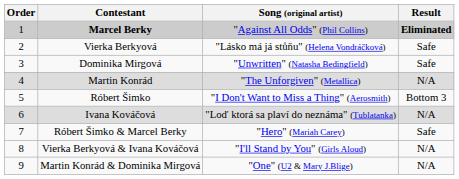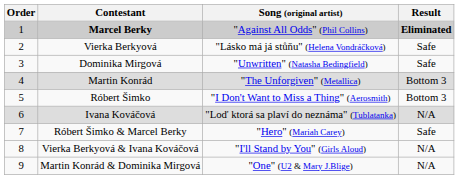(426, 81) N/A -> (426, 81) Bottom 3
